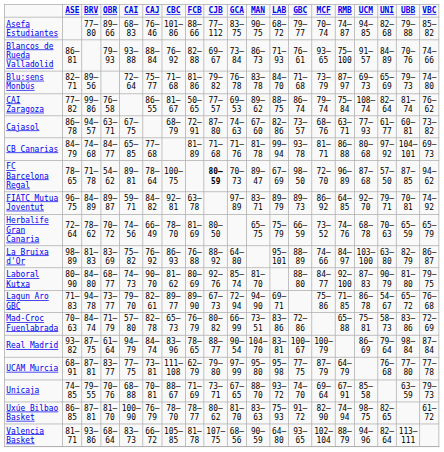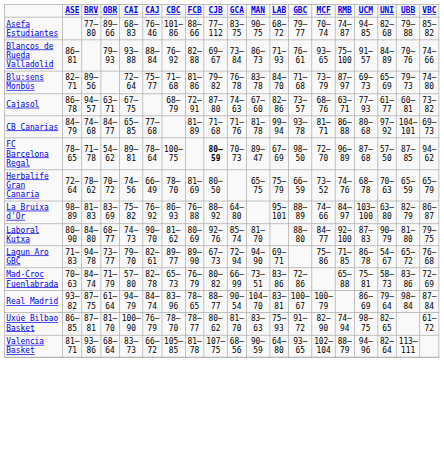- row: (25, 105)
- row: (32, 203)
- row: (32, 368)
- row: (23, 391)
